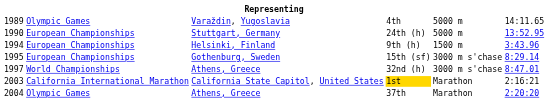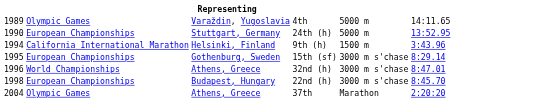(80, 46) European Championships -> (107, 46) California International Marathon
(14, 69) 1997 -> (14, 69) 1996
+ row: (312, 81)
- row: (394, 81)
